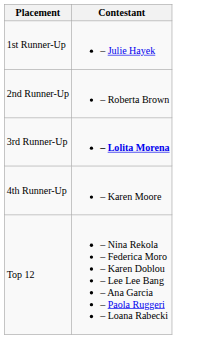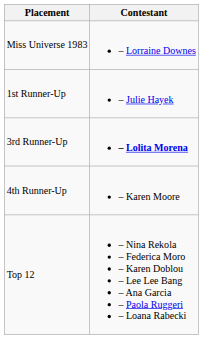+ row: (47, 45)
- row: (38, 93)
